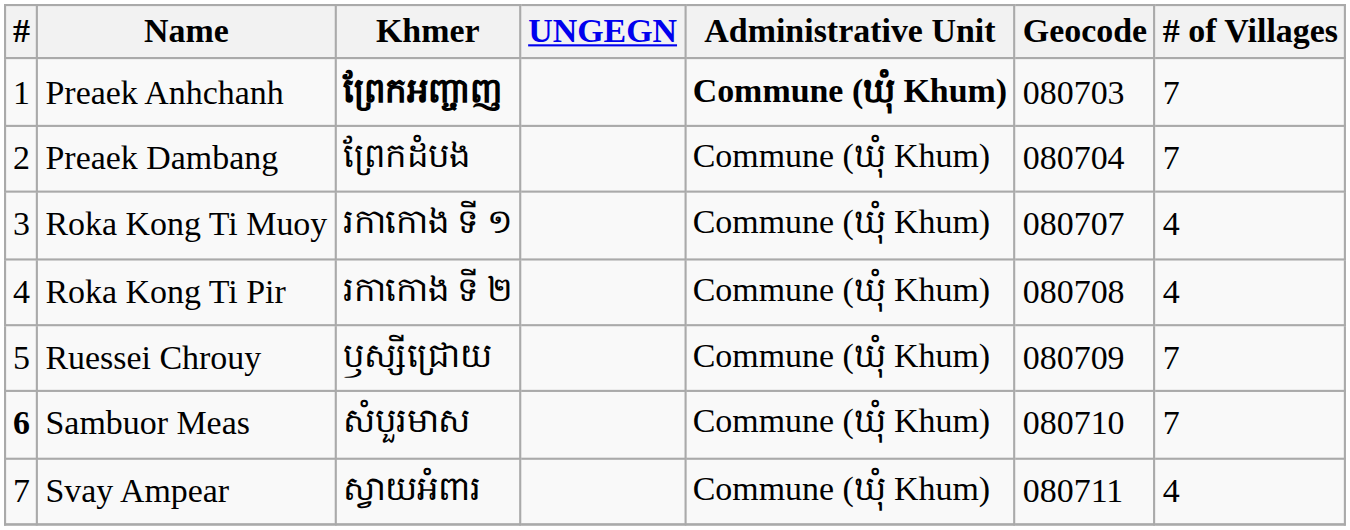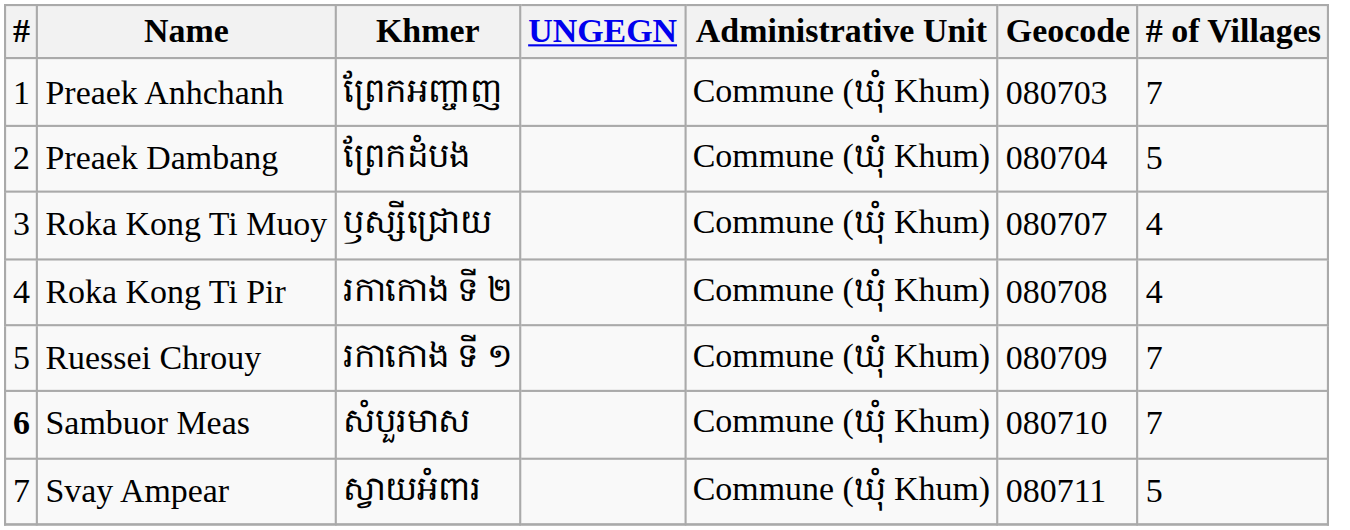(422, 89) bold -> (422, 89) normal
(850, 89) bold -> (841, 89) normal
(1171, 158) 7 -> (1154, 158) 5
(428, 222) រកាកោង ទី ១ -> (417, 222) ឫស្សីជ្រោយ
(417, 355) ឫស្សីជ្រោយ -> (428, 355) រកាកោង ទី ១
(1171, 490) 4 -> (1154, 490) 5
